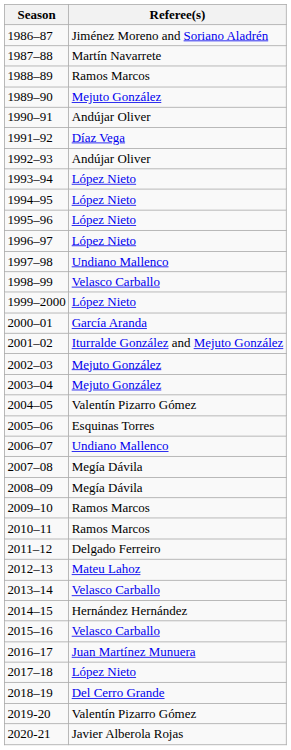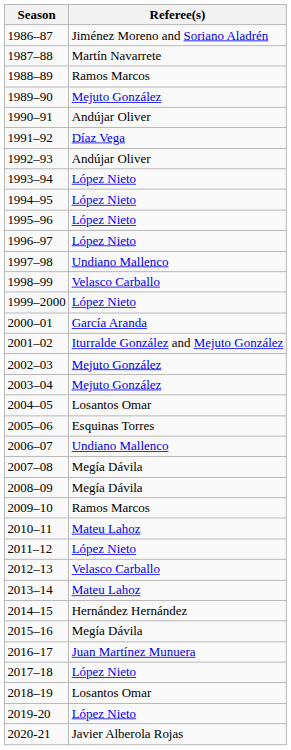(134, 405) Valentín Pizarro Gómez -> (111, 405) Losantos Omar
(111, 528) Ramos Marcos -> (106, 528) Mateu Lahoz
(116, 549) Delgado Ferreiro -> (104, 549) López Nieto
(106, 569) Mateu Lahoz -> (116, 569) Velasco Carballo
(116, 590) Velasco Carballo -> (106, 590) Mateu Lahoz
(116, 631) Velasco Carballo -> (107, 631) Megía Dávila
(118, 693) Del Cerro Grande -> (111, 693) Losantos Omar
(134, 713) Valentín Pizarro Gómez -> (104, 713) López Nieto
